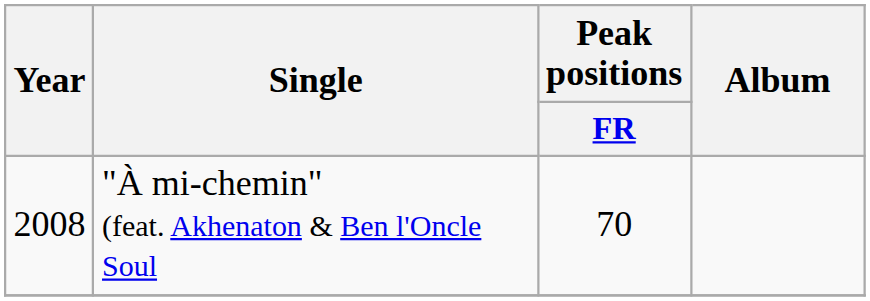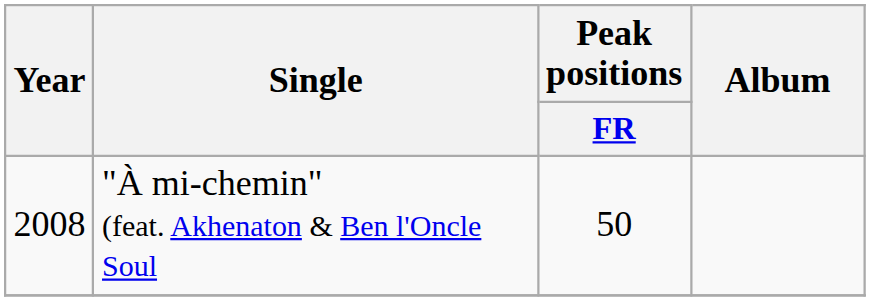(614, 224) 70 -> (614, 224) 50
